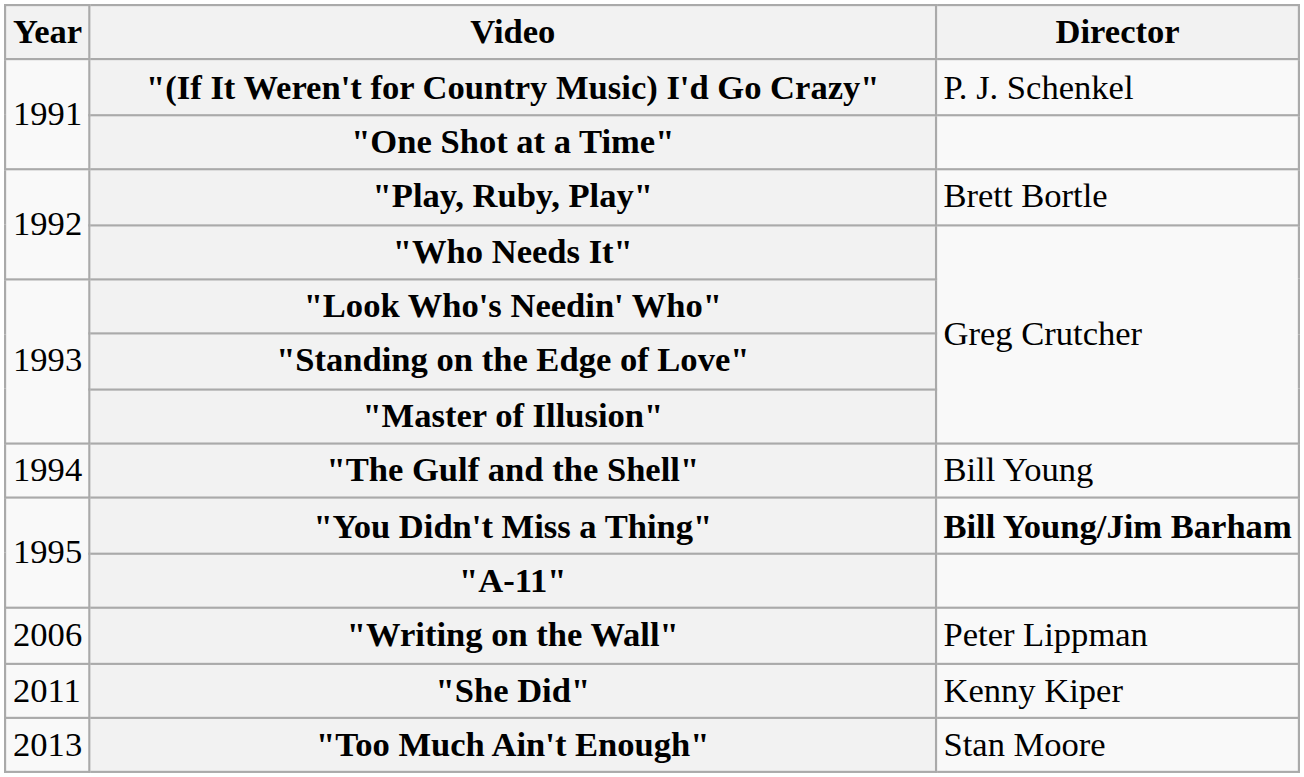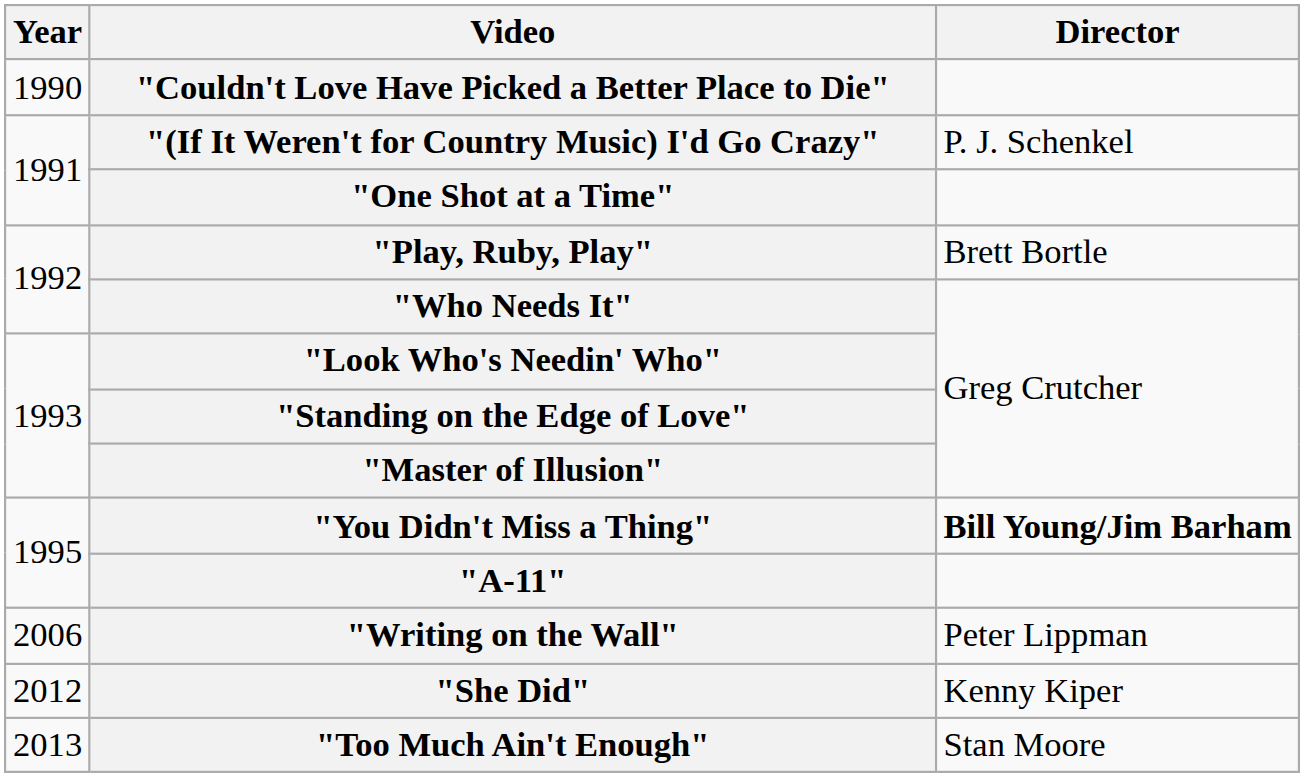+ row: (513, 86)
- row: (513, 470)
(47, 689) 2011 -> (48, 689) 2012
